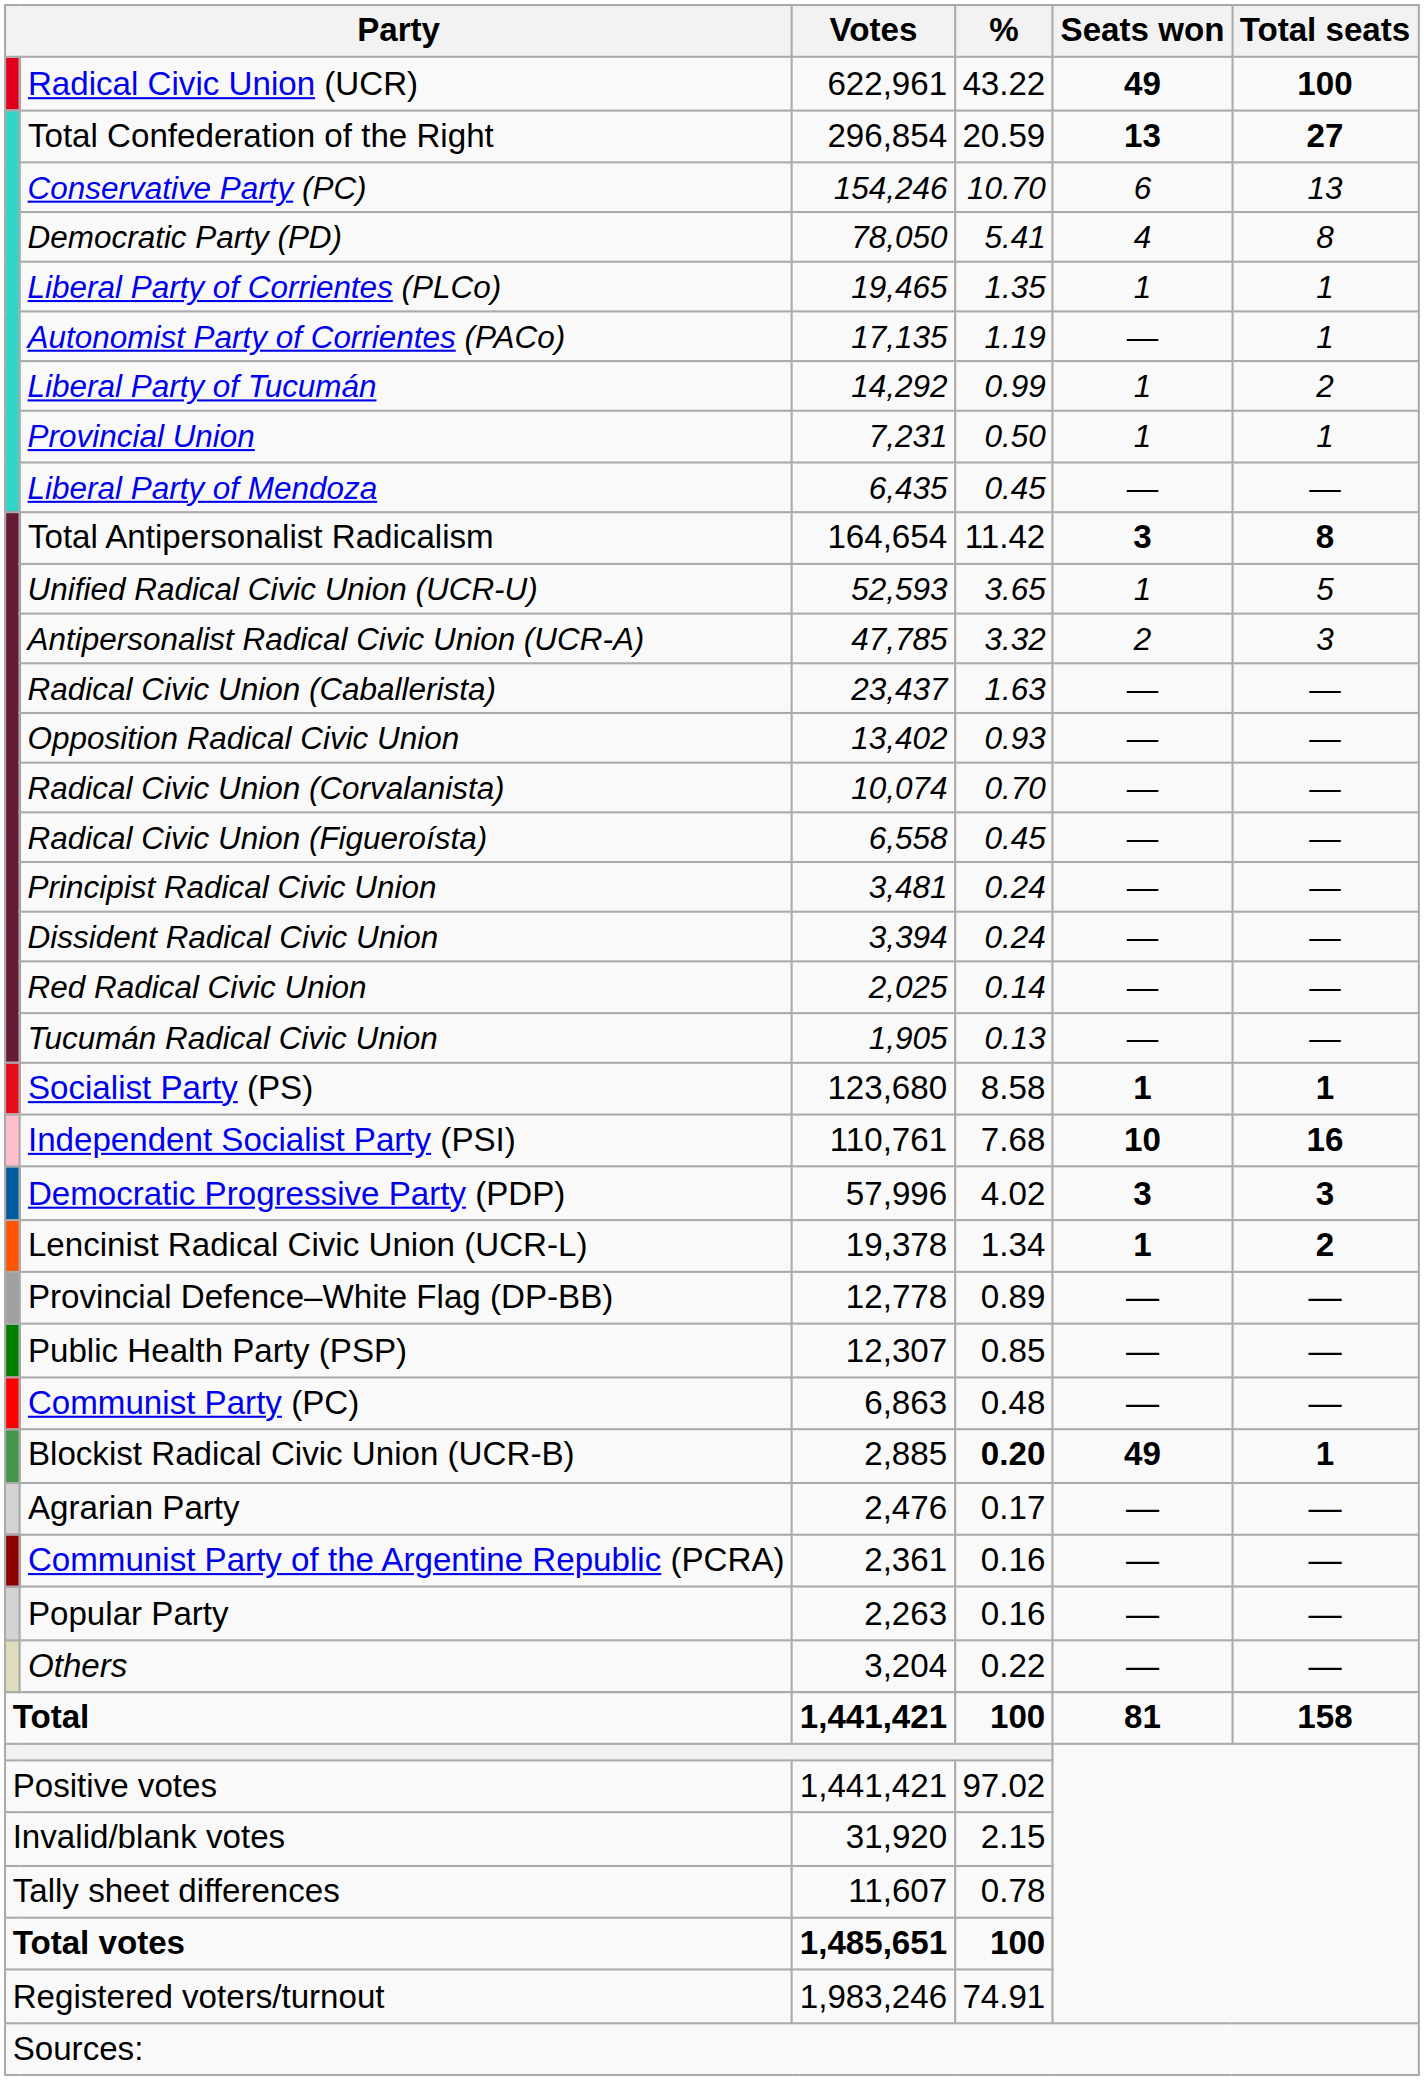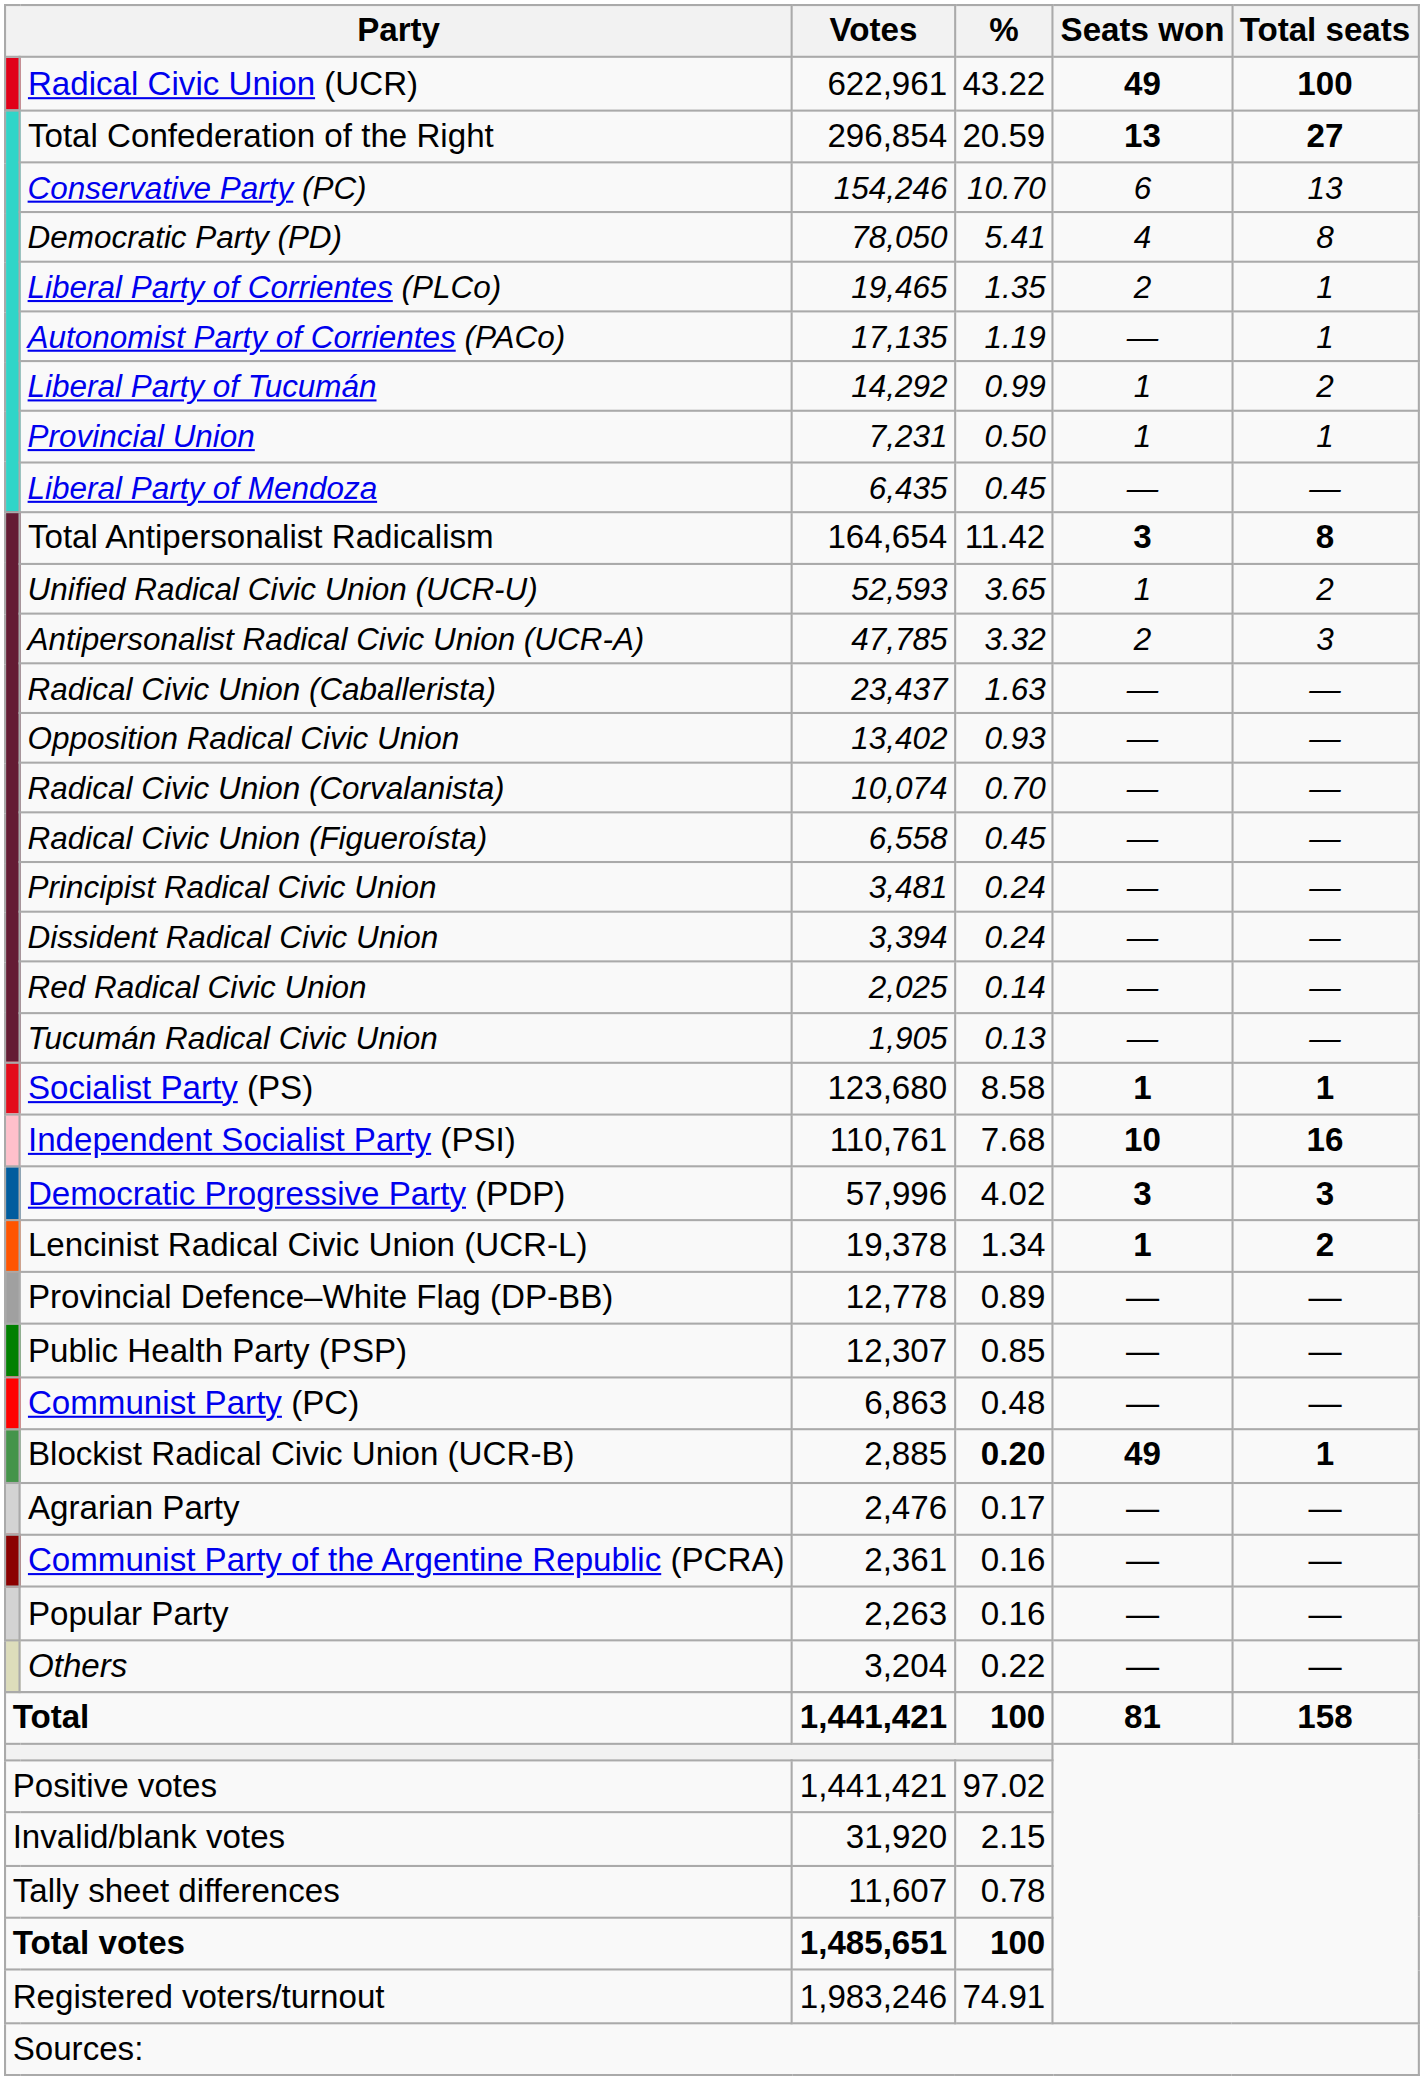(1142, 287) 1 -> (1142, 287) 2
(1325, 589) 5 -> (1325, 589) 2
